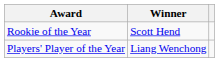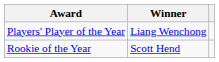rows swapped: (66, 48) <-> (49, 31)
